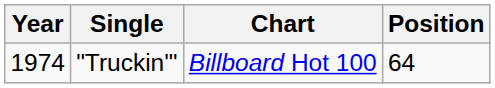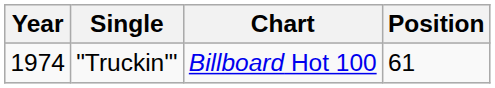(402, 62) 64 -> (402, 62) 61
